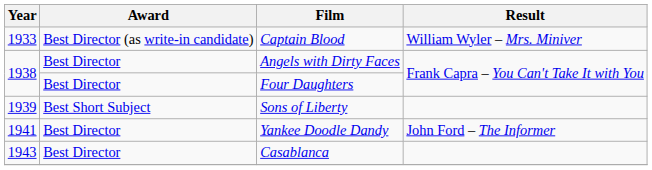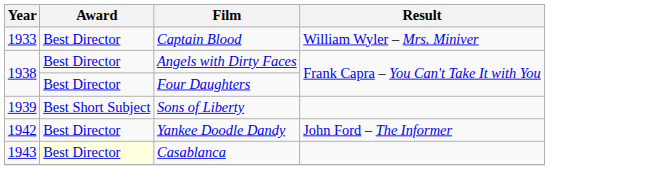(148, 38) Best Director (as write-in candidate) -> (82, 38) Best Director
(22, 130) 1941 -> (22, 130) 1942
(82, 152) no background -> (82, 152) lightyellow background
